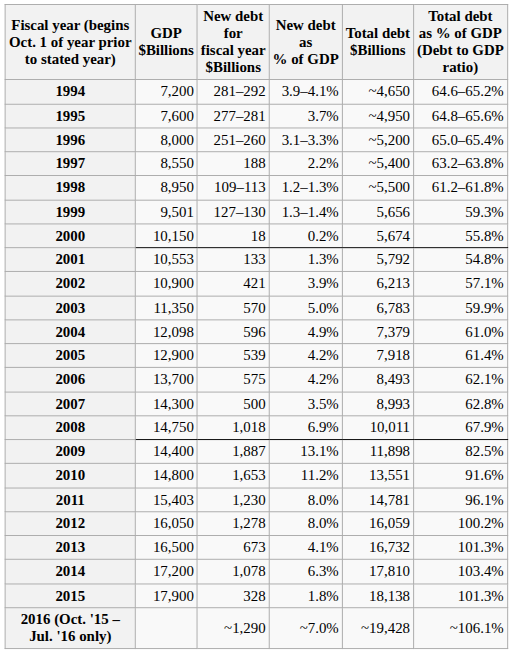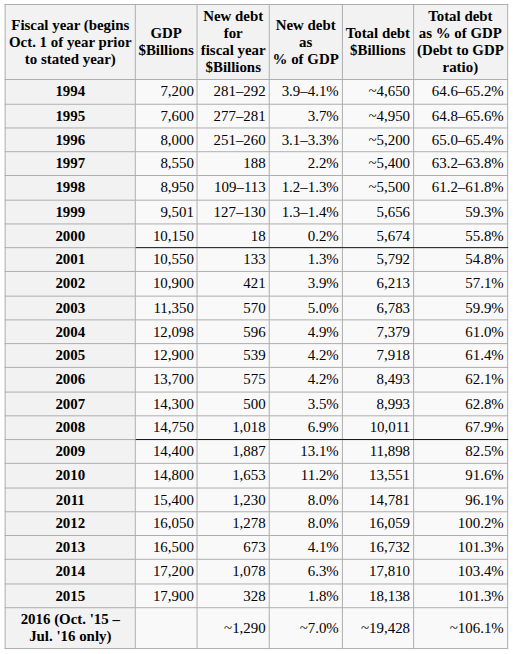(173, 259) 10,553 -> (173, 259) 10,550
(173, 499) 15,403 -> (173, 499) 15,400
